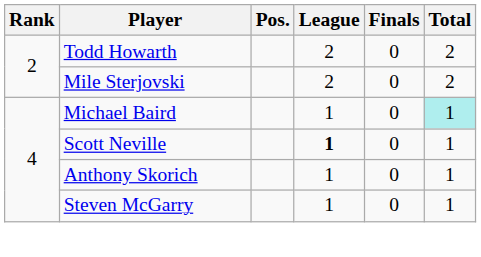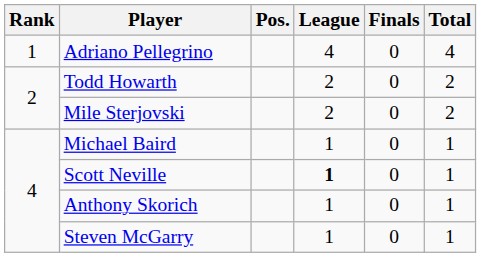+ row: (138, 50)
(450, 112) paleturquoise background -> (450, 143) no background
